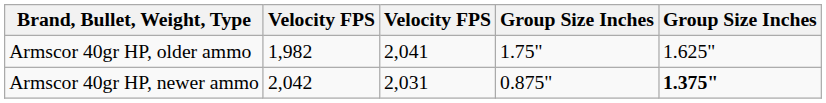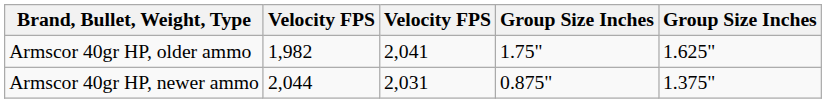(290, 82) 2,042 -> (290, 82) 2,044
(691, 82) bold -> (689, 82) normal
